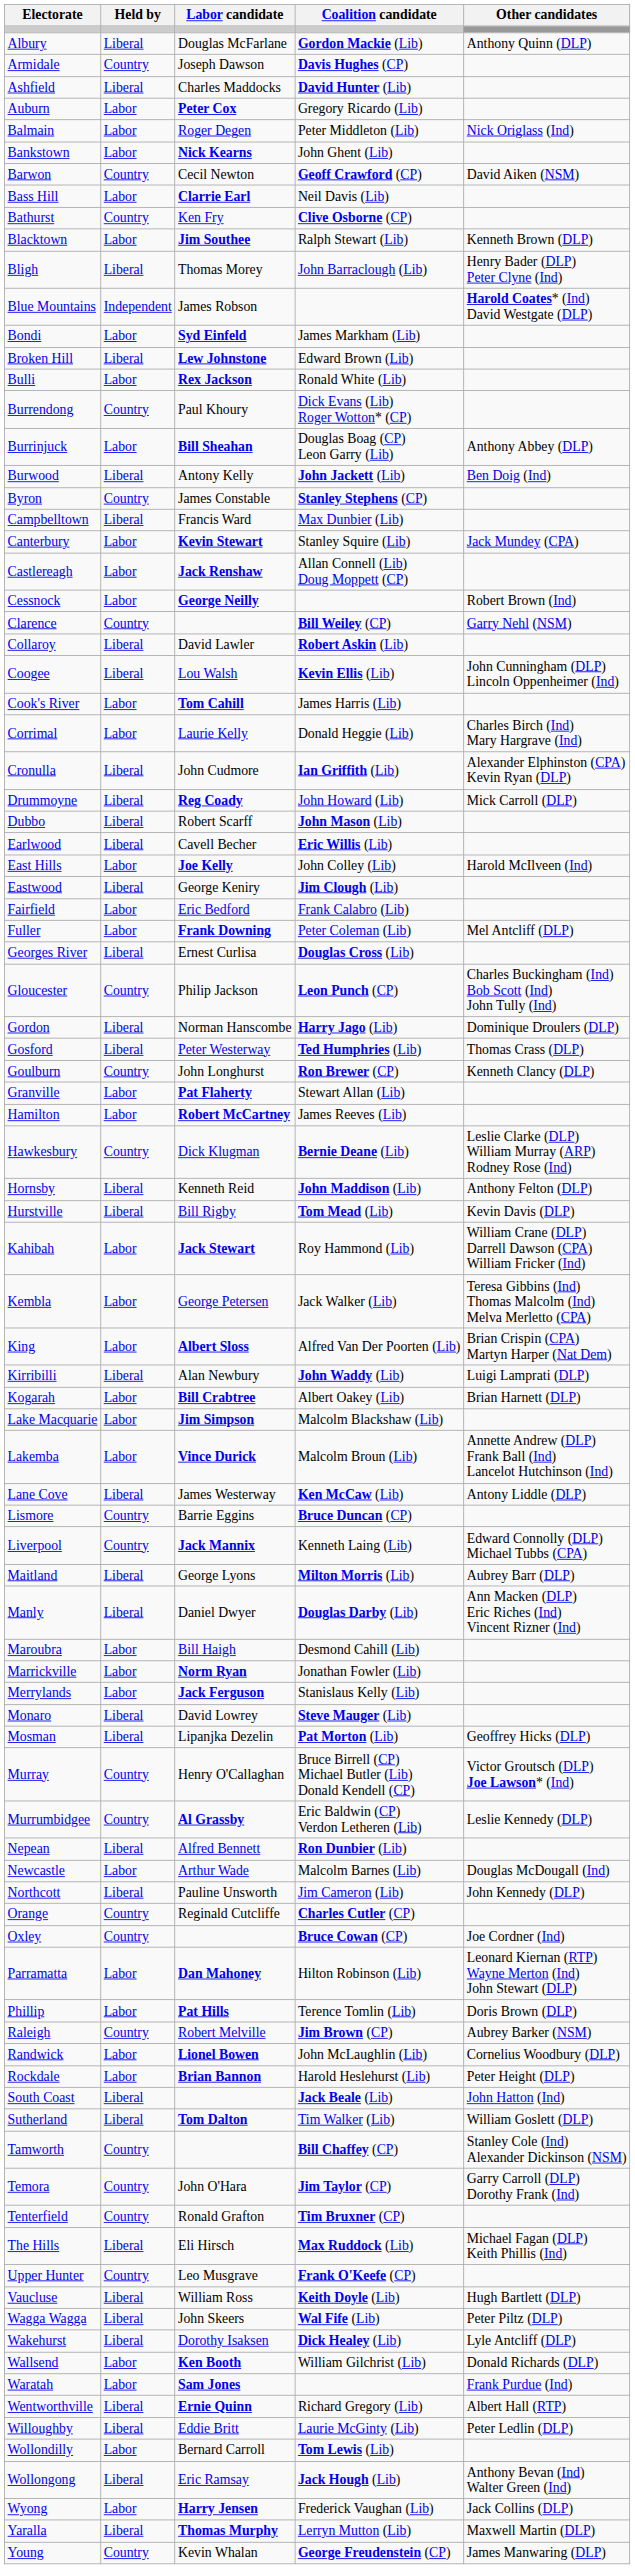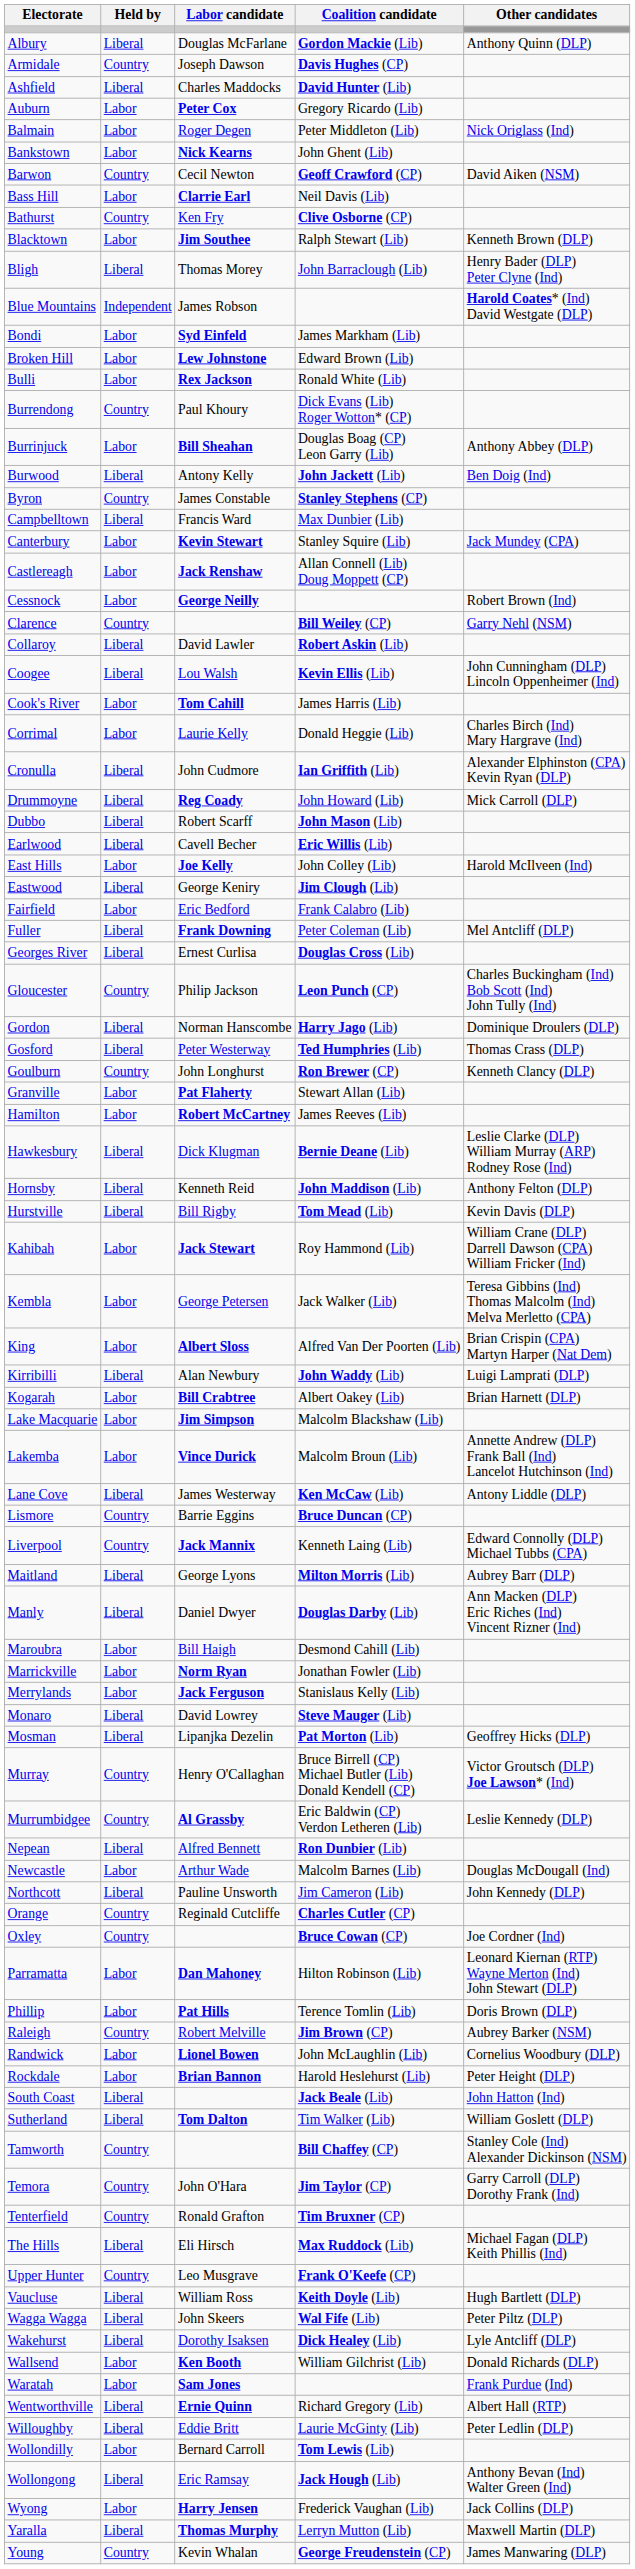(124, 358) Liberal -> (120, 358) Labor
(120, 931) Labor -> (124, 931) Liberal
(126, 1152) Country -> (124, 1152) Liberal
